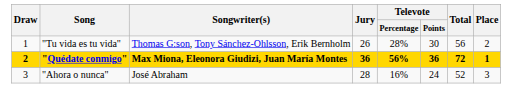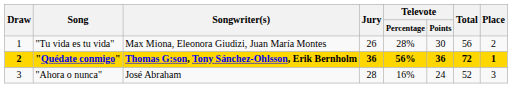(241, 43) Thomas G:son, Tony Sánchez-Ohlsson, Erik Bernholm -> (226, 43) Max Miona, Eleonora Giudizi, Juan María Montes
(239, 59) Max Miona, Eleonora Giudizi, Juan María Montes -> (241, 59) Thomas G:son, Tony Sánchez-Ohlsson, Erik Bernholm
